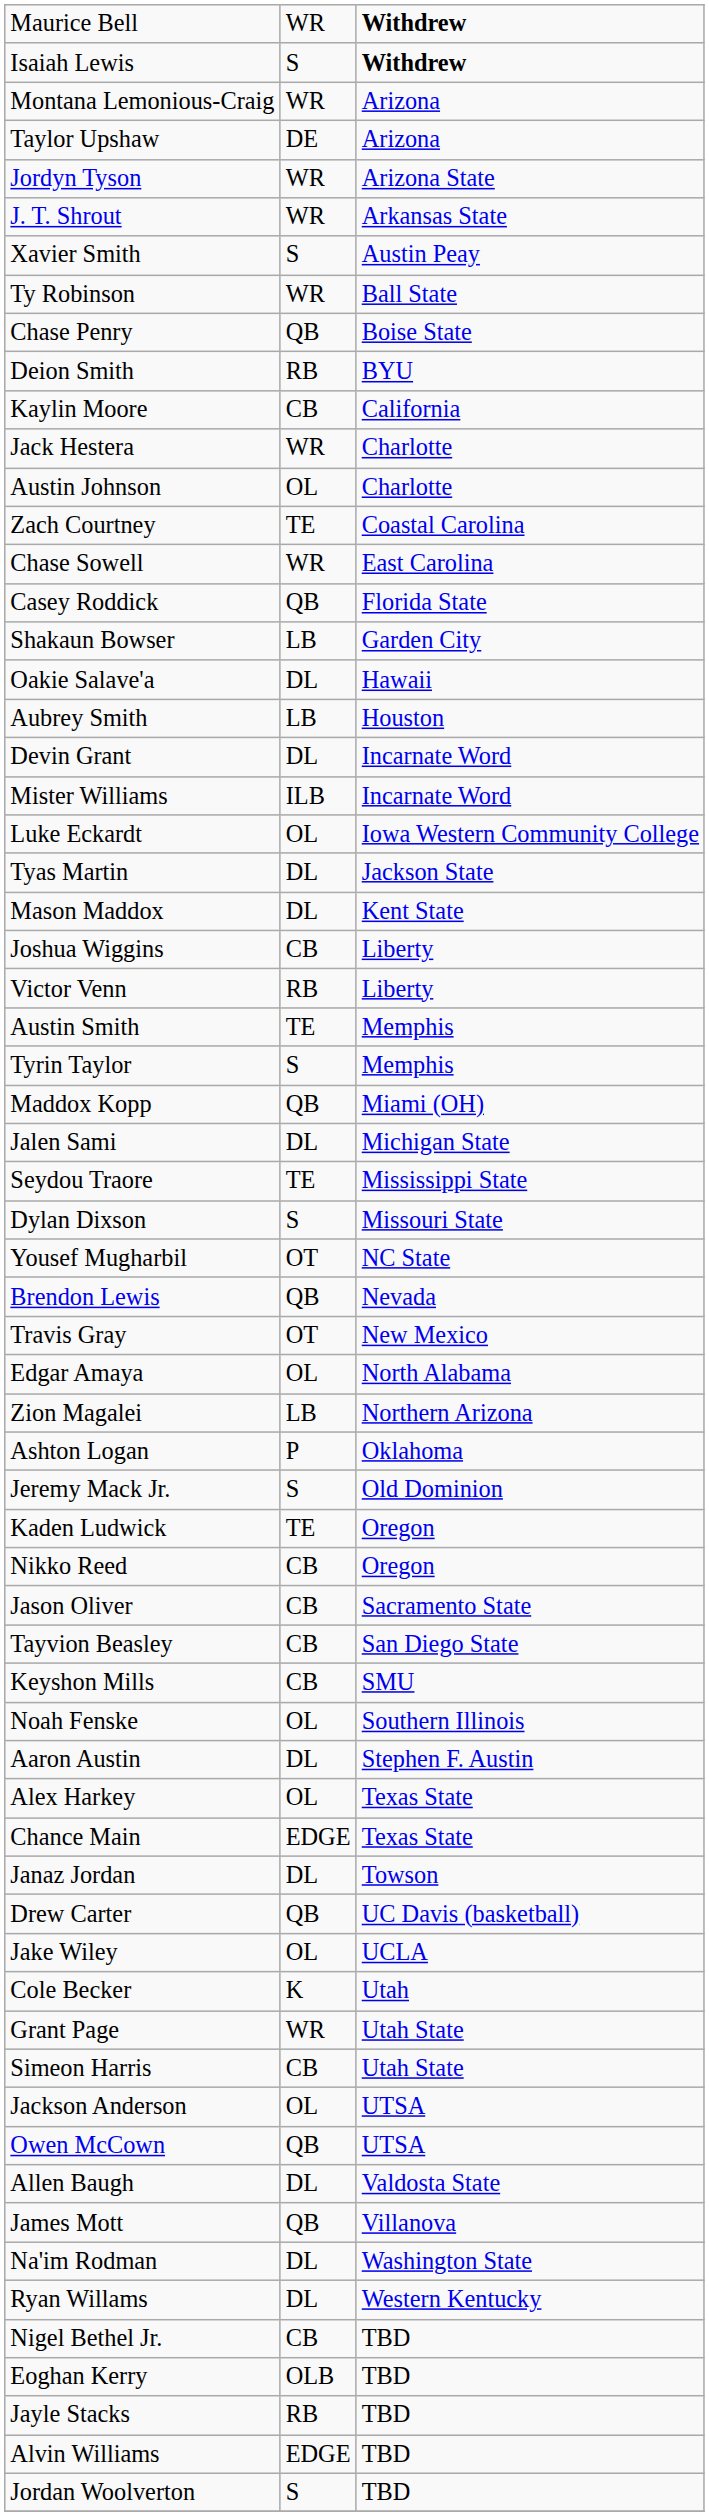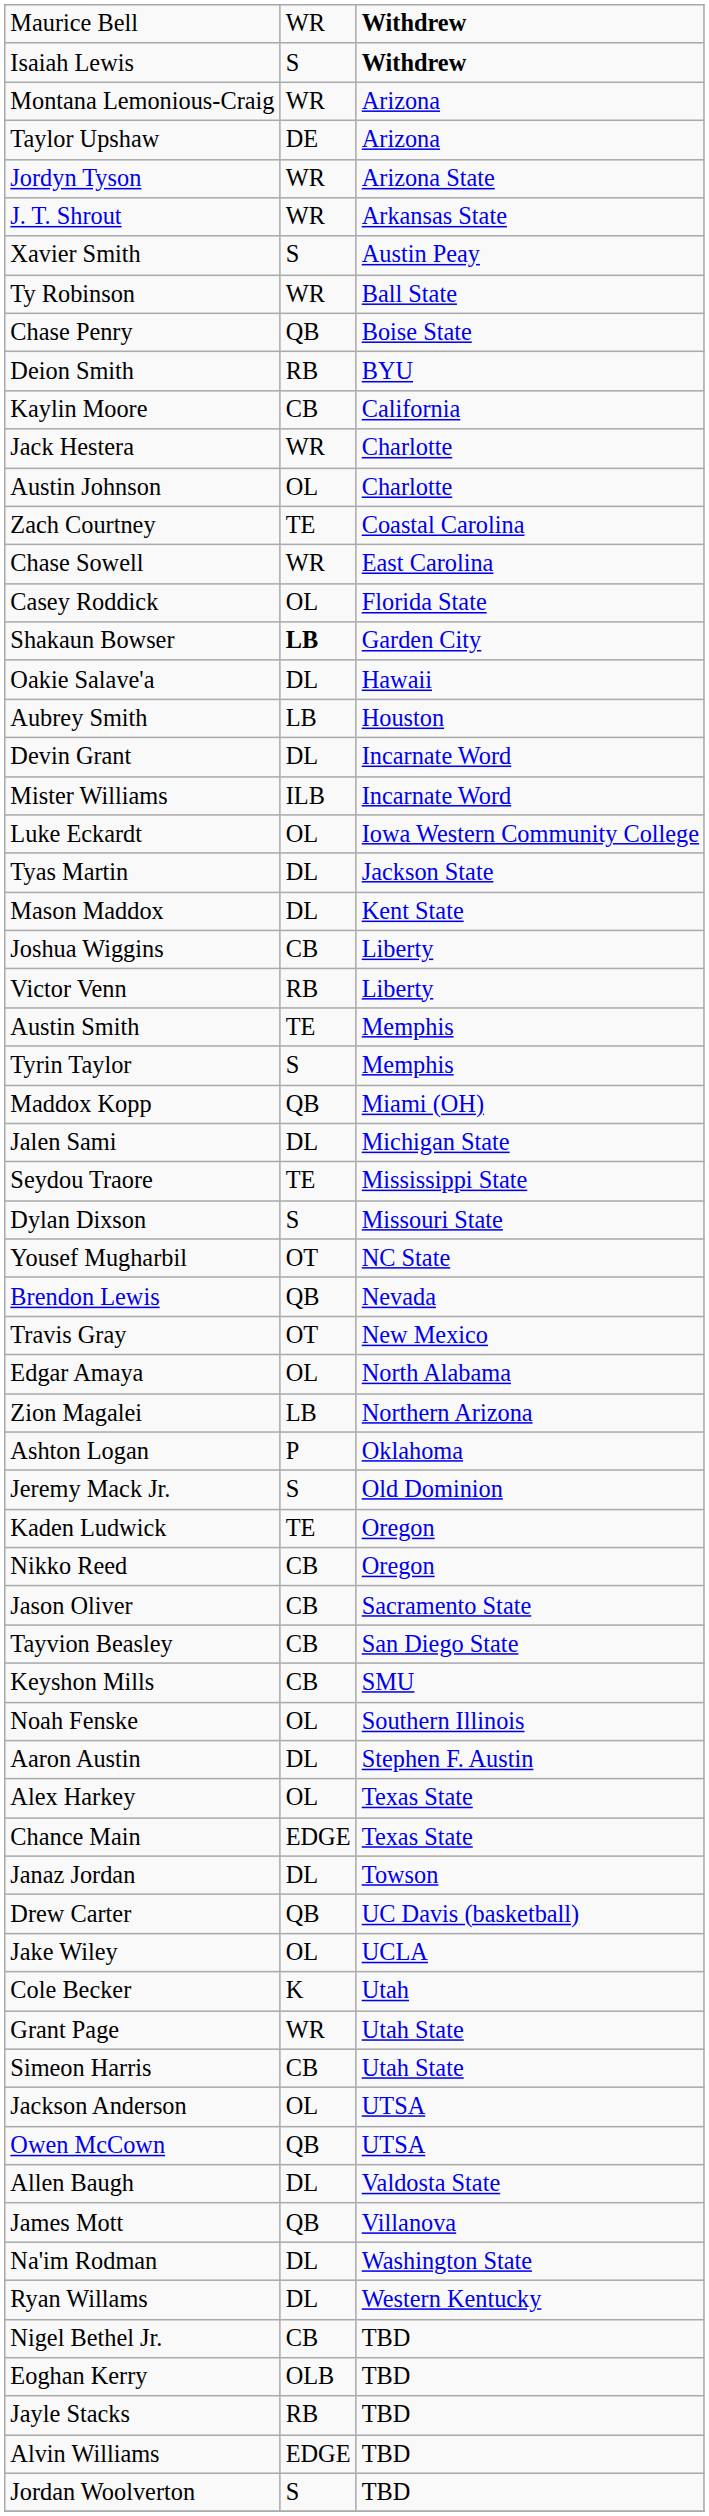(303, 602) QB -> (302, 602) OL
(301, 640) normal -> (302, 640) bold
